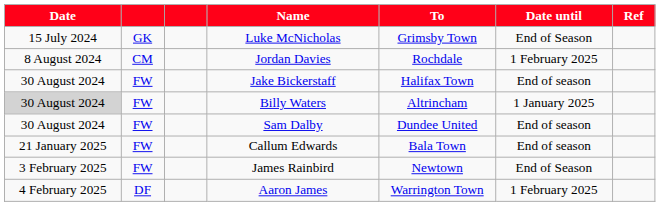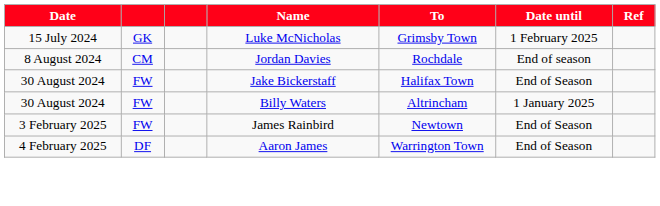(554, 37) End of Season -> (554, 37) 1 February 2025
(554, 59) 1 February 2025 -> (554, 59) End of season
(554, 81) End of season -> (554, 81) End of Season
(63, 103) lightgrey background -> (63, 103) no background
- row: (293, 125)
- row: (293, 146)
(554, 190) 1 February 2025 -> (554, 146) End of Season
